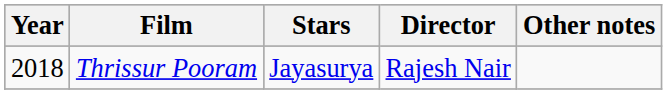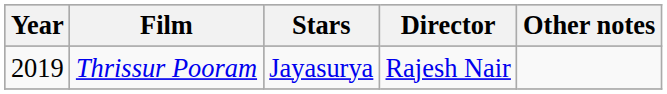(37, 67) 2018 -> (37, 67) 2019
